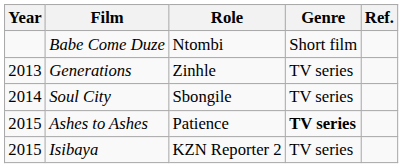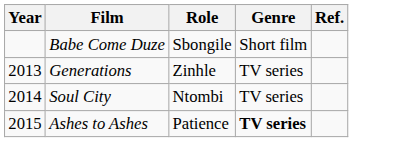(198, 44) Ntombi -> (202, 44) Sbongile
(202, 96) Sbongile -> (198, 96) Ntombi
- row: (74, 149)
